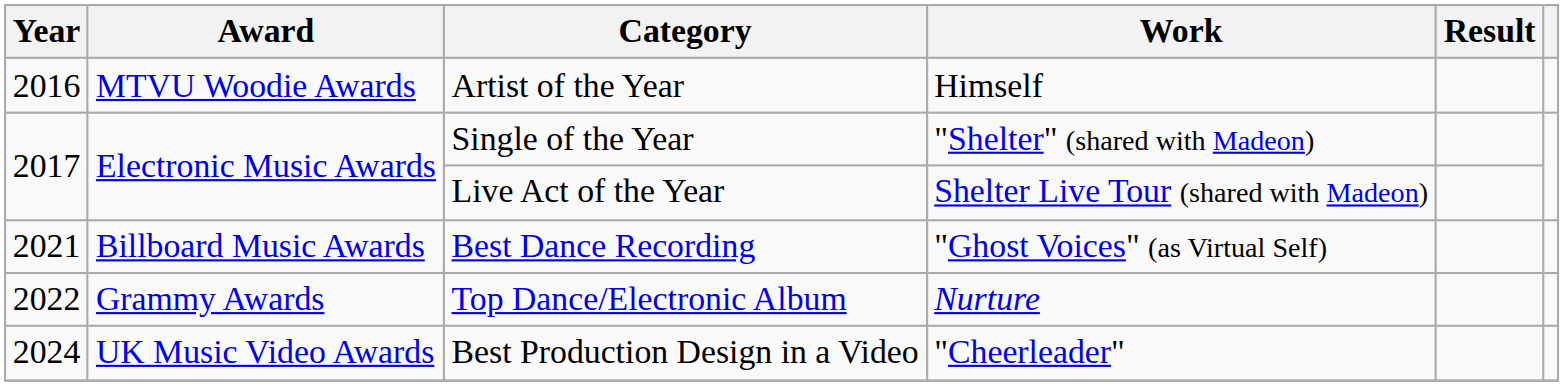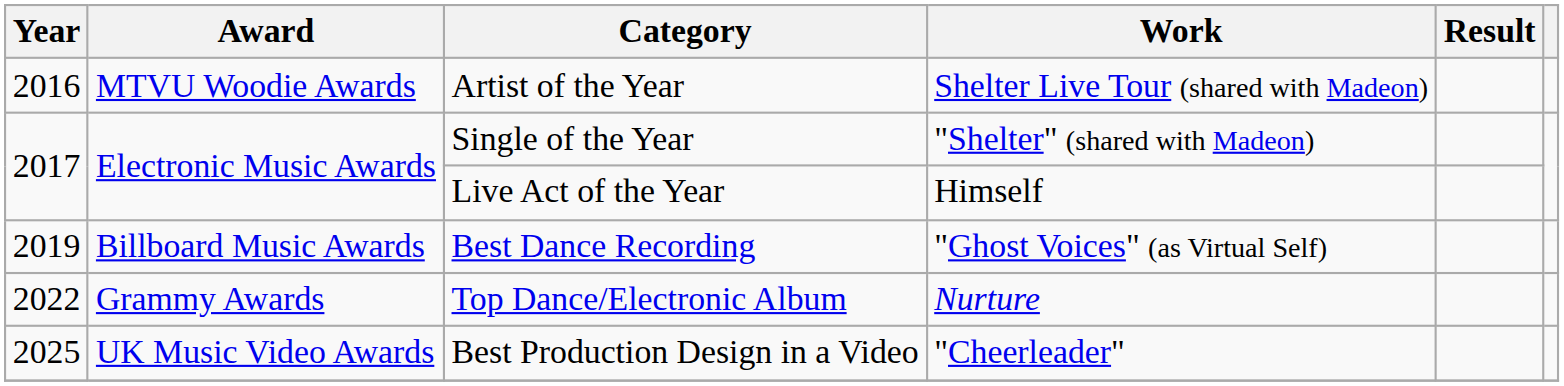(989, 84) Himself -> (1181, 84) Shelter Live Tour (shared with Madeon)
(1181, 191) Shelter Live Tour (shared with Madeon) -> (989, 191) Himself
(47, 245) 2021 -> (47, 245) 2019
(47, 352) 2024 -> (47, 352) 2025
